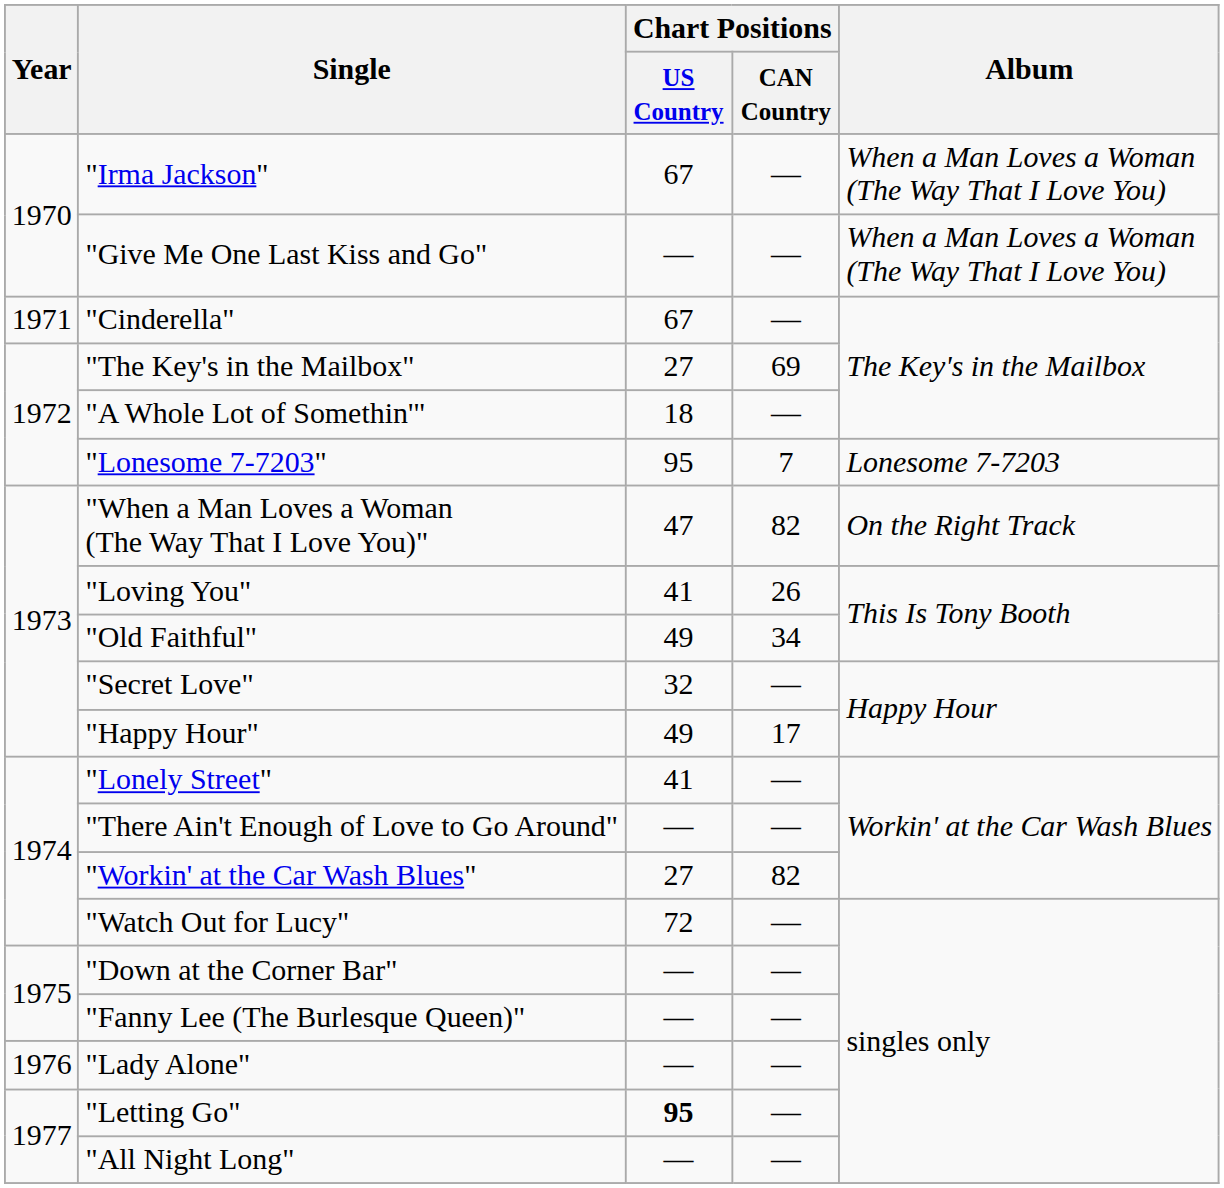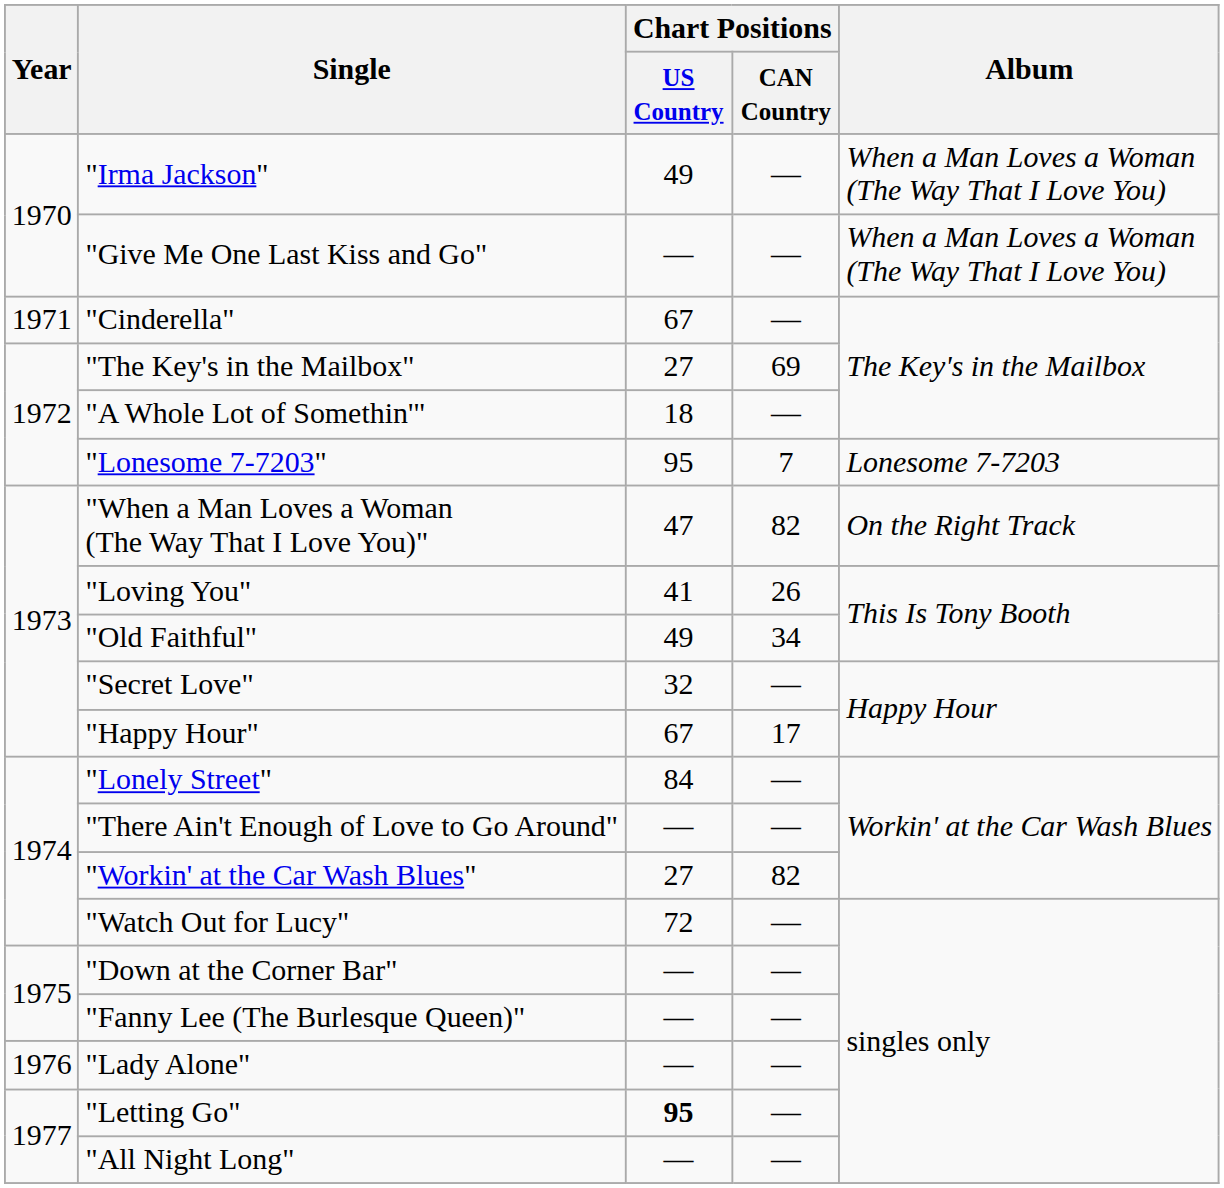(679, 173) 67 -> (679, 173) 49
(679, 732) 49 -> (679, 732) 67
(679, 779) 41 -> (679, 779) 84
